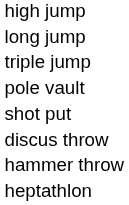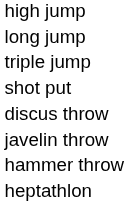- row: (45, 88)
+ row: (57, 139)
